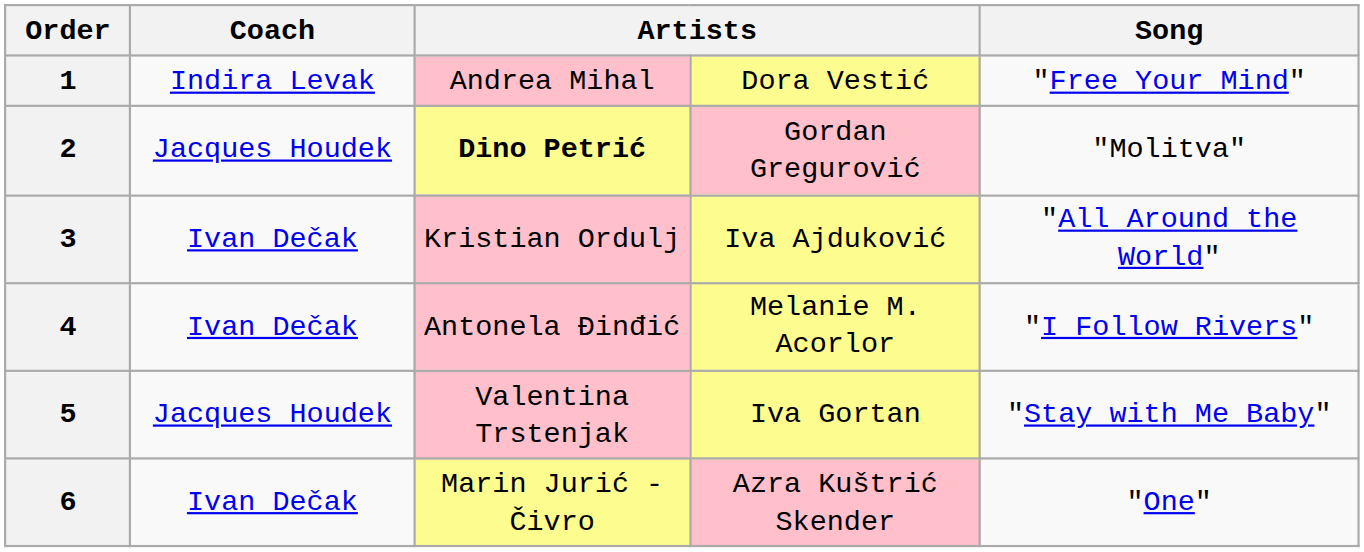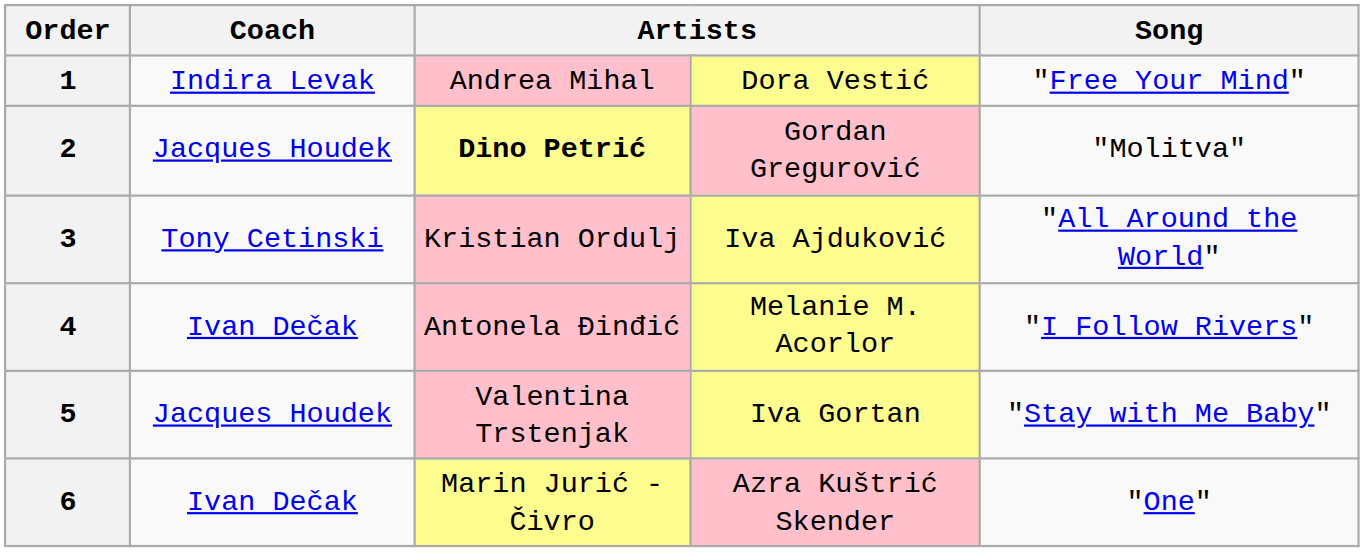(272, 239) Ivan Dečak -> (272, 239) Tony Cetinski
